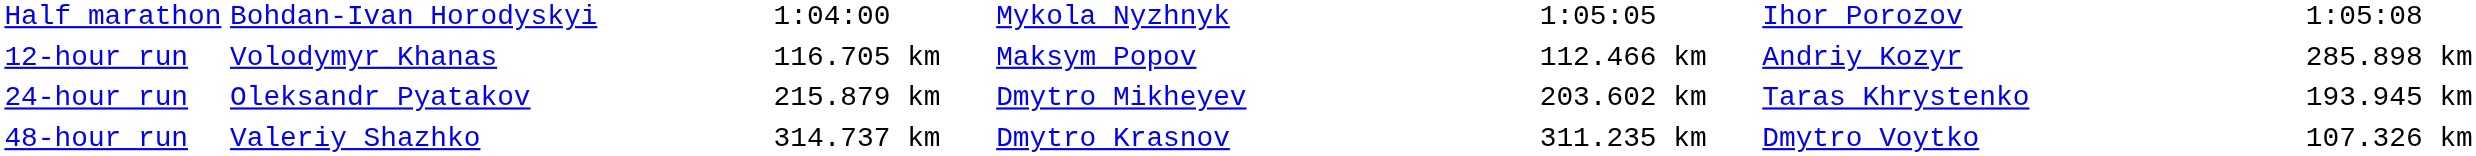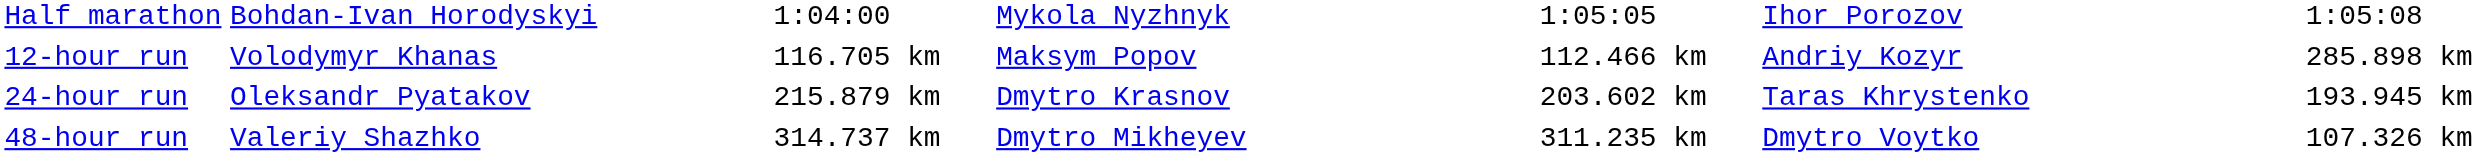(1121, 98) Dmytro Mikheyev -> (1113, 98) Dmytro Krasnov
(1113, 138) Dmytro Krasnov -> (1121, 138) Dmytro Mikheyev
